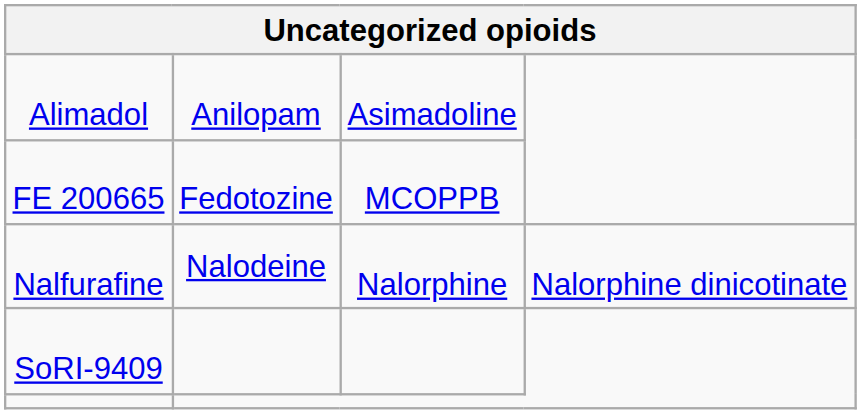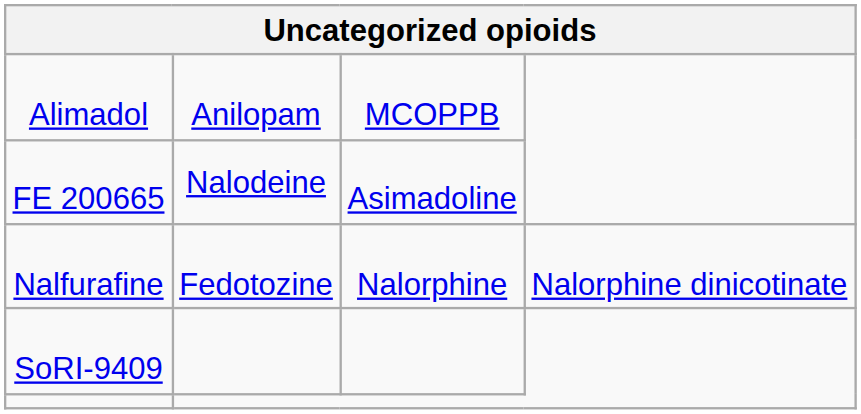(432, 115) Asimadoline -> (432, 115) MCOPPB
(256, 200) Fedotozine -> (256, 182) Nalodeine
(432, 200) MCOPPB -> (432, 200) Asimadoline
(256, 267) Nalodeine -> (256, 284) Fedotozine
